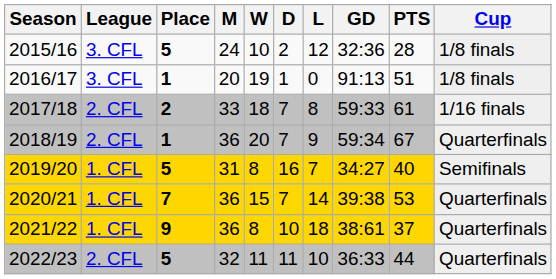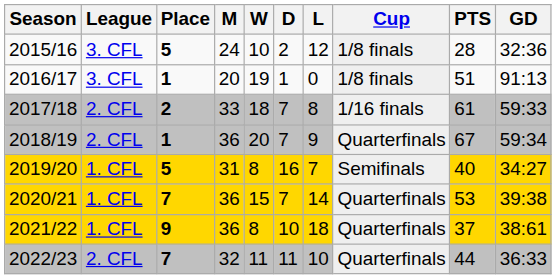columns swapped: (361, 19) <-> (493, 19)
(166, 259) 5 -> (166, 259) 7
